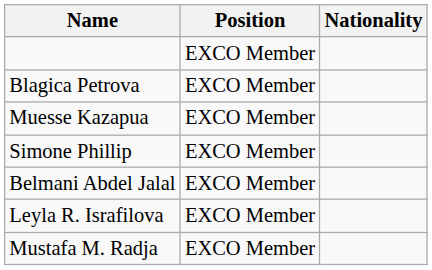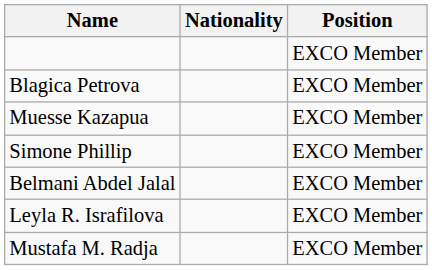columns swapped: (250, 20) <-> (374, 20)
